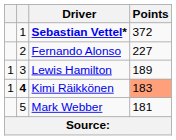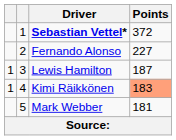(142, 69) 189 -> (142, 69) 187
(23, 88) bold -> (23, 88) normal
